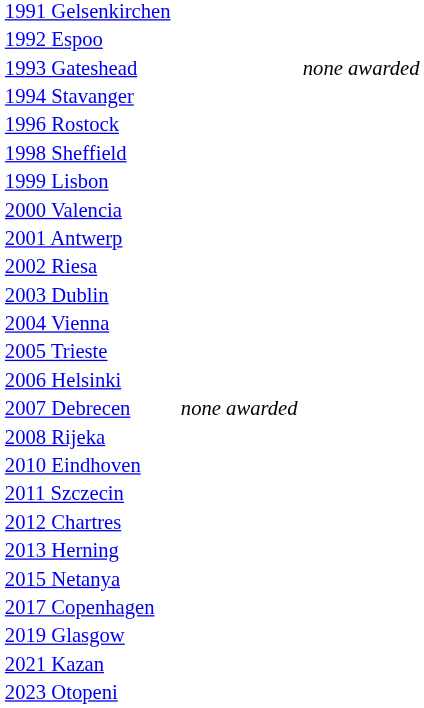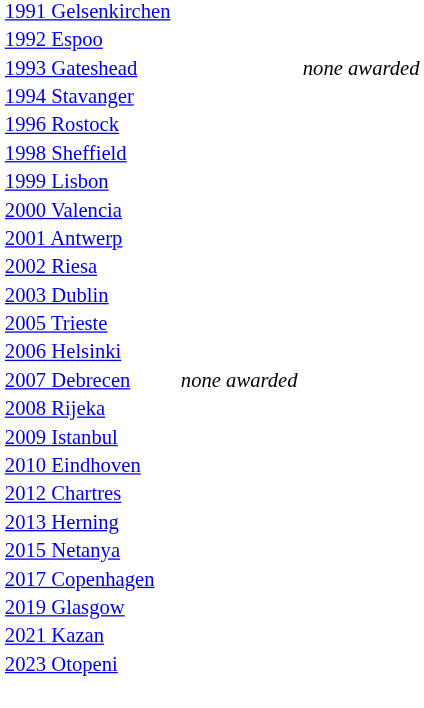- row: (57, 323)
+ row: (61, 437)
- row: (64, 493)
